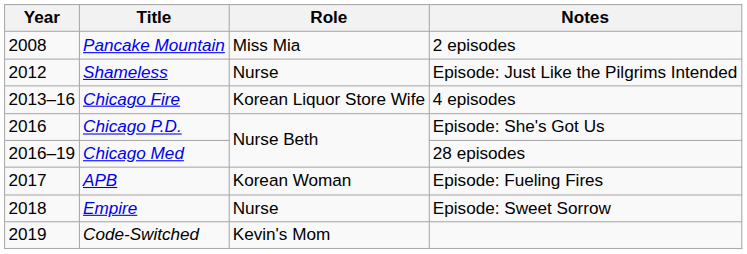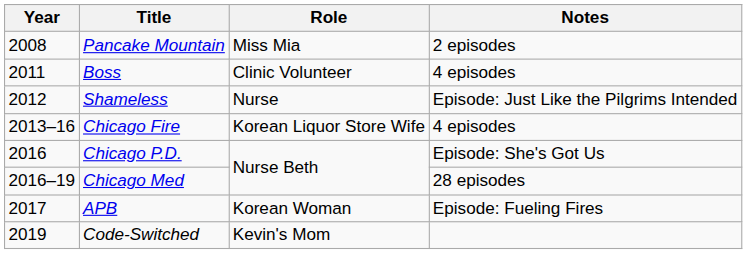+ row: (102, 72)
- row: (110, 208)
